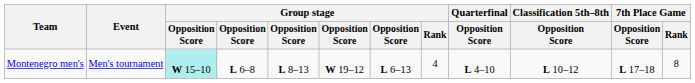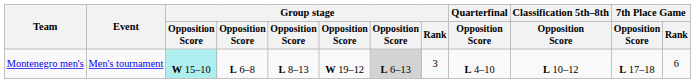(396, 70) no background -> (396, 70) lightgrey background
(435, 64) 4 -> (435, 64) 3
(676, 64) 8 -> (676, 64) 6
